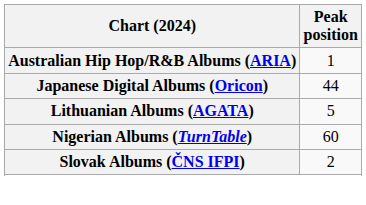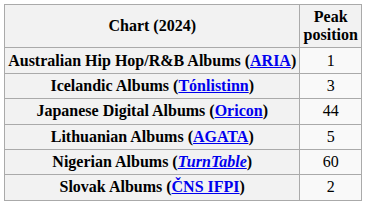+ row: (152, 85)
